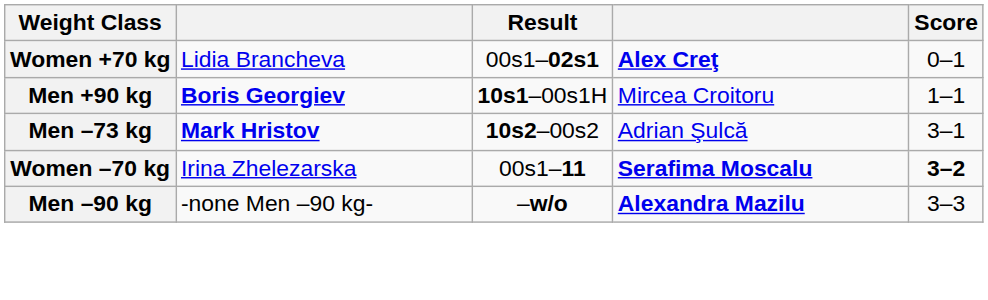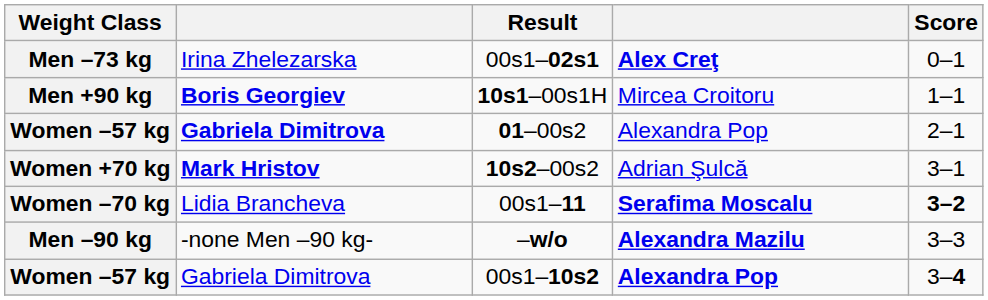(90, 58) Women +70 kg -> (90, 58) Men –73 kg
(263, 58) Lidia Brancheva -> (269, 58) Irina Zhelezarska
+ row: (542, 131)
(90, 131) Men –73 kg -> (90, 167) Women +70 kg
(269, 167) Irina Zhelezarska -> (263, 204) Lidia Brancheva
+ row: (542, 276)
